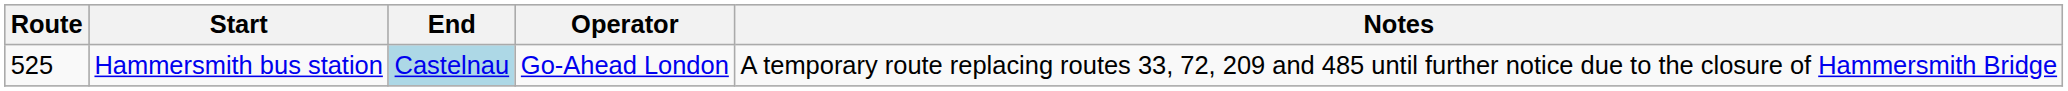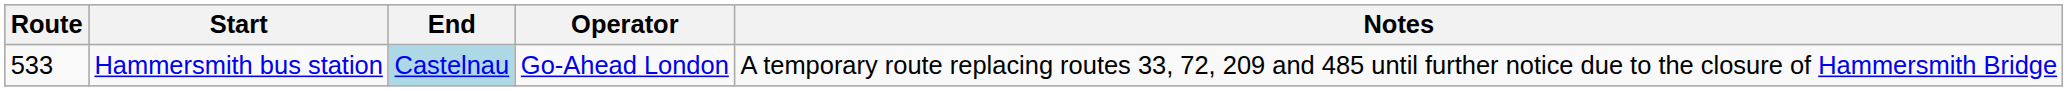(32, 65) 525 -> (32, 65) 533
